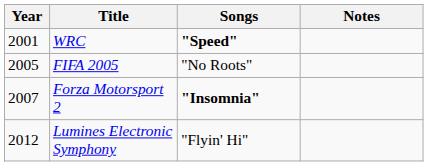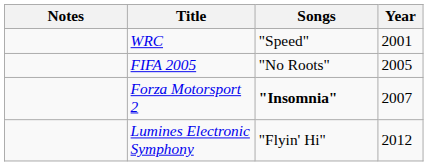columns swapped: (27, 16) <-> (362, 16)
(209, 41) bold -> (284, 41) normal
